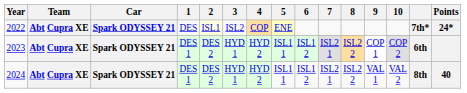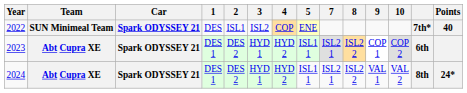- column: (306, 12)
(59, 28) Abt Cupra XE -> (71, 28) SUN Minimeal Team
(211, 28) lightyellow background -> (236, 28) no background
(446, 28) 24* -> (448, 28) 40
(446, 75) 40 -> (448, 75) 24*
